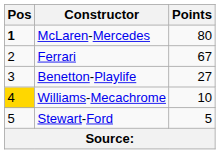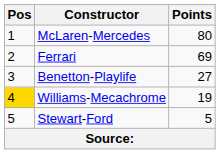(11, 36) bold -> (11, 36) normal
(205, 56) 67 -> (205, 56) 69
(205, 98) 10 -> (205, 98) 19
